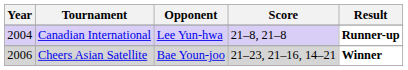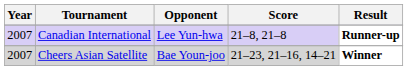(20, 35) 2004 -> (20, 35) 2007
(20, 55) 2006 -> (20, 55) 2007
